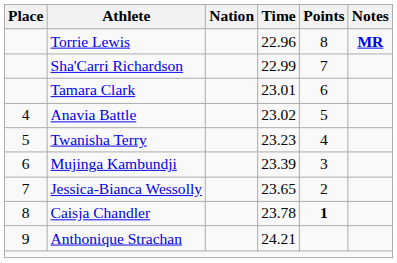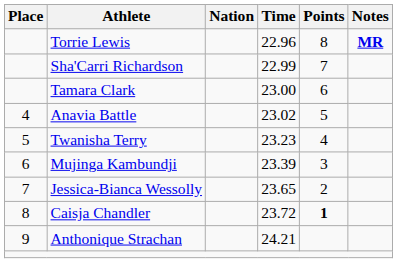(279, 90) 23.01 -> (279, 90) 23.00
(279, 213) 23.78 -> (279, 213) 23.72
